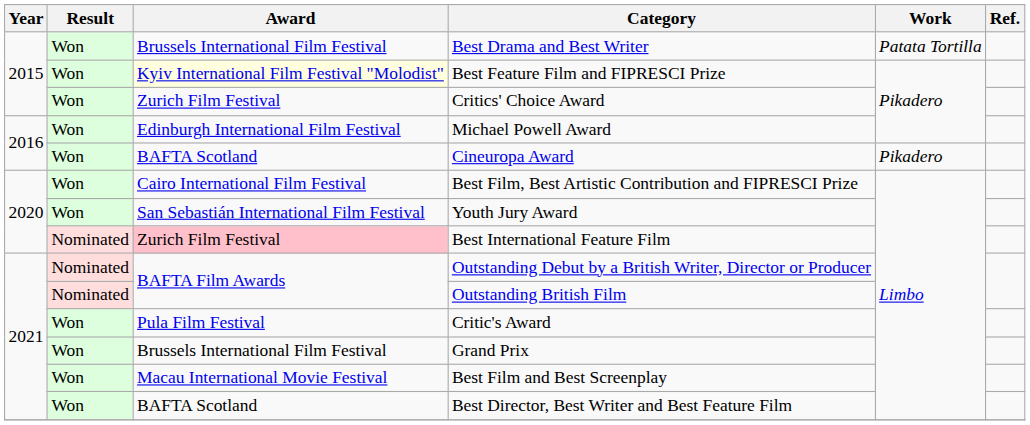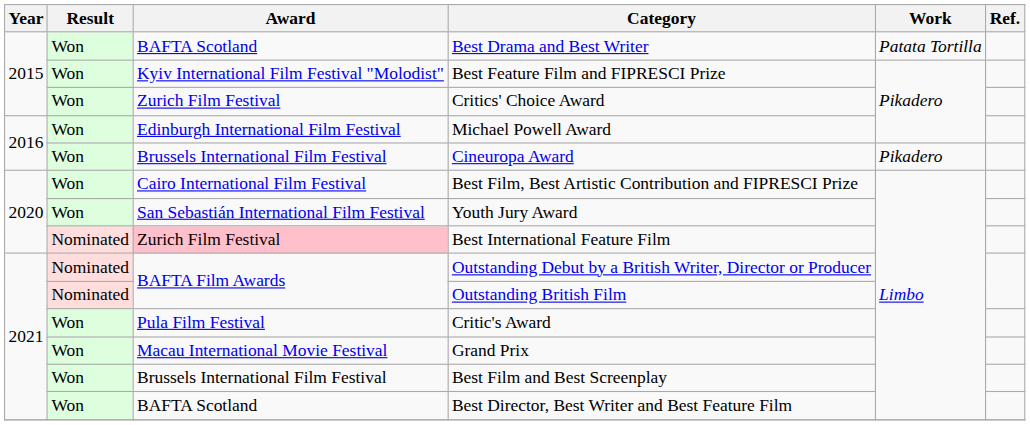(262, 45) Brussels International Film Festival -> (197, 45) BAFTA Scotland
(290, 73) lightyellow background -> (290, 73) no background
(197, 156) BAFTA Scotland -> (262, 156) Brussels International Film Festival
(262, 350) Brussels International Film Festival -> (262, 350) Macau International Movie Festival
(262, 377) Macau International Movie Festival -> (262, 377) Brussels International Film Festival
